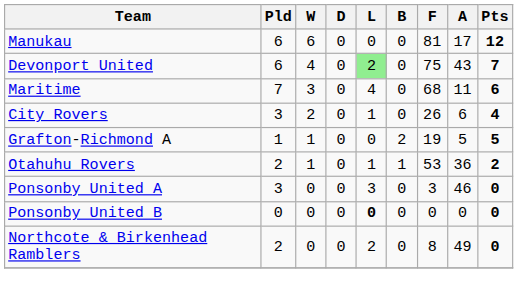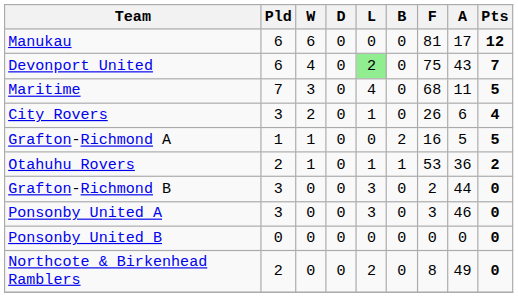(495, 91) 6 -> (495, 91) 5
(432, 140) 19 -> (432, 140) 16
+ row: (90, 189)
(371, 213) bold -> (371, 238) normal
